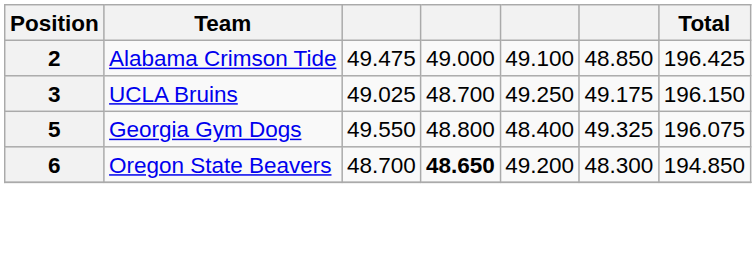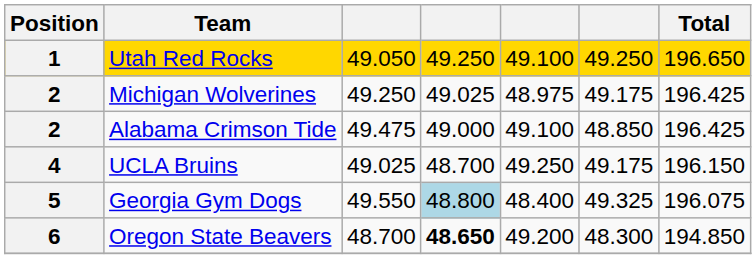+ row: (191, 58)
+ row: (213, 94)
(54, 94) 3 -> (54, 165) 4
(460, 130) no background -> (460, 201) lightblue background
